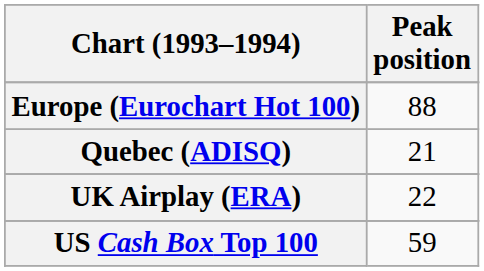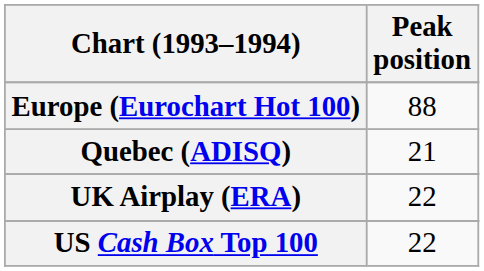(422, 242) 59 -> (422, 242) 22
